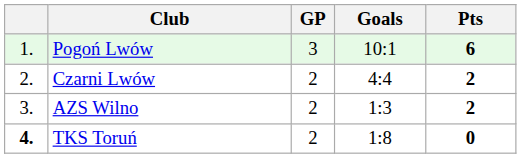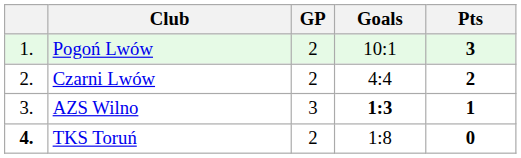(313, 49) 3 -> (313, 49) 2
(470, 49) 6 -> (470, 49) 3
(313, 108) 2 -> (313, 108) 3
(380, 108) normal -> (380, 108) bold
(470, 108) 2 -> (470, 108) 1
